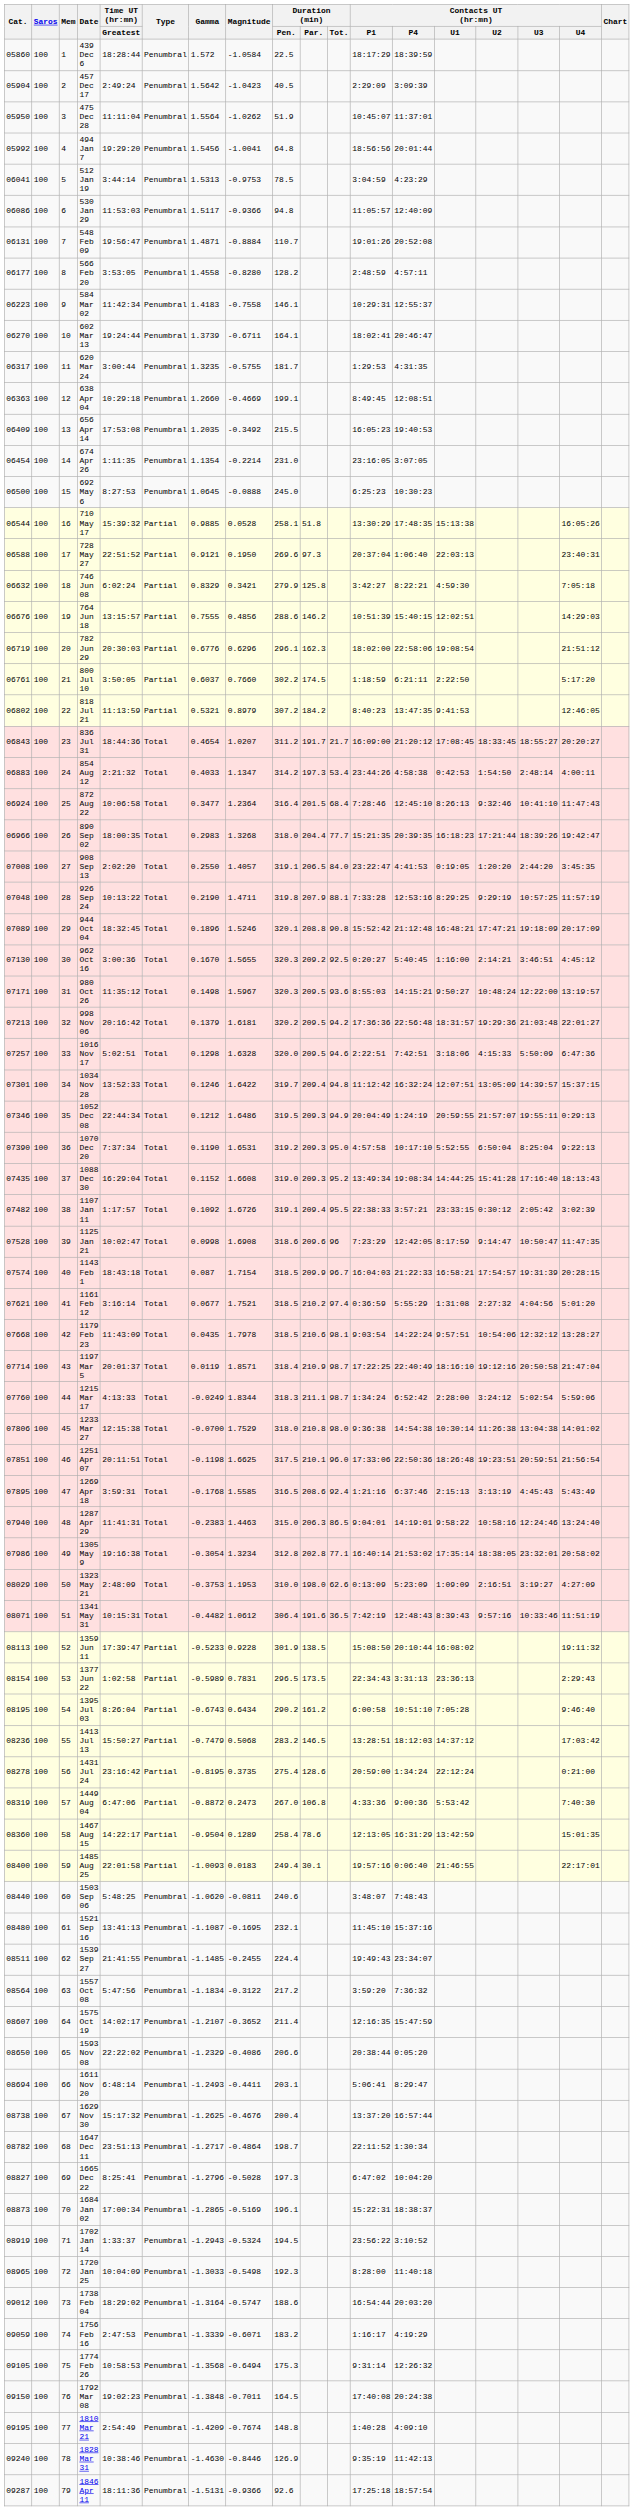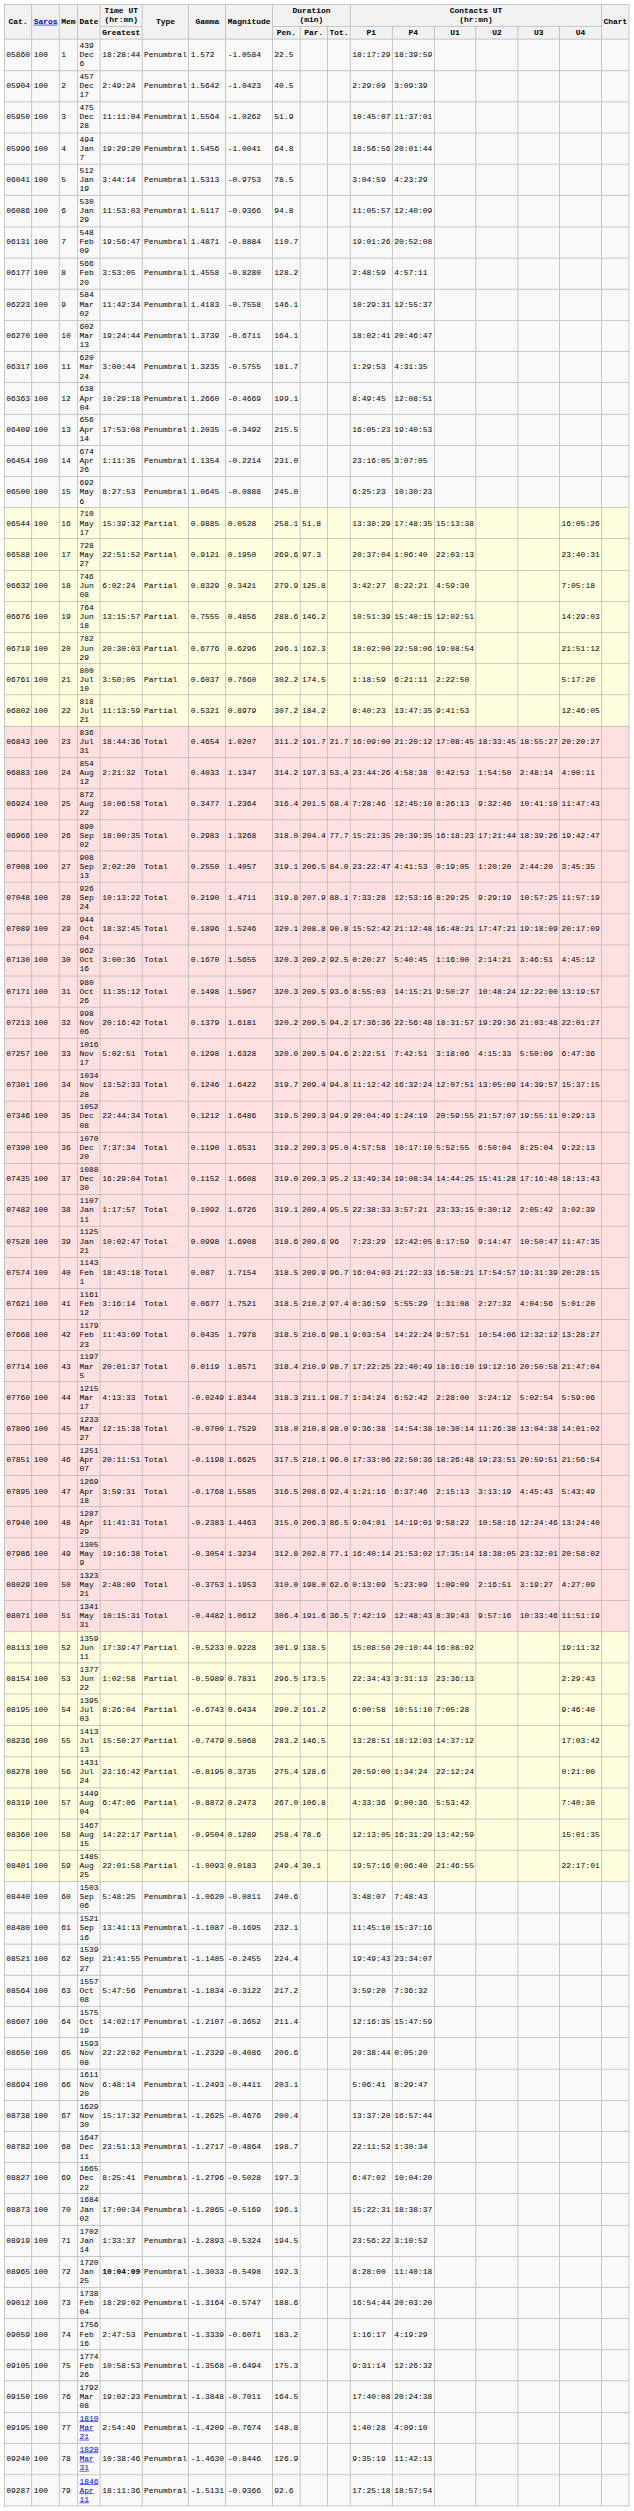(18, 149) 05992 -> (18, 149) 05996
(18, 1866) 08400 -> (18, 1866) 08401
(18, 1960) 08511 -> (18, 1960) 08521
(207, 2241) -1.2943 -> (207, 2241) -1.2893
(121, 2272) normal -> (121, 2272) bold
